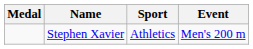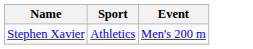- column: (24, 14)
